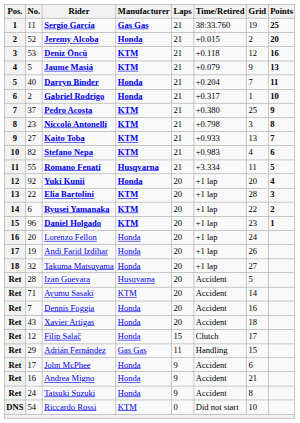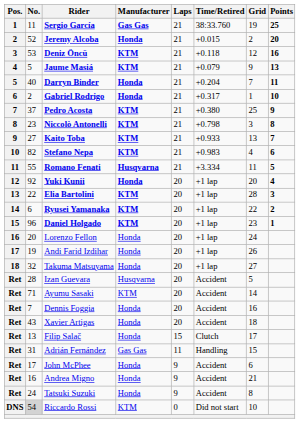(32, 336) 12 -> (32, 336) 13
(32, 350) 29 -> (32, 350) 31
(32, 406) no background -> (32, 406) lightgrey background
